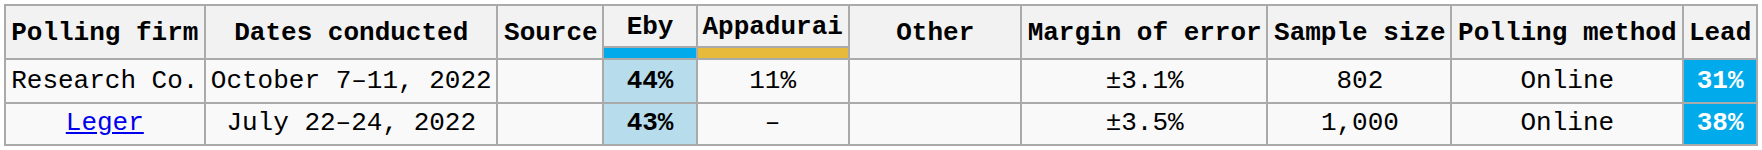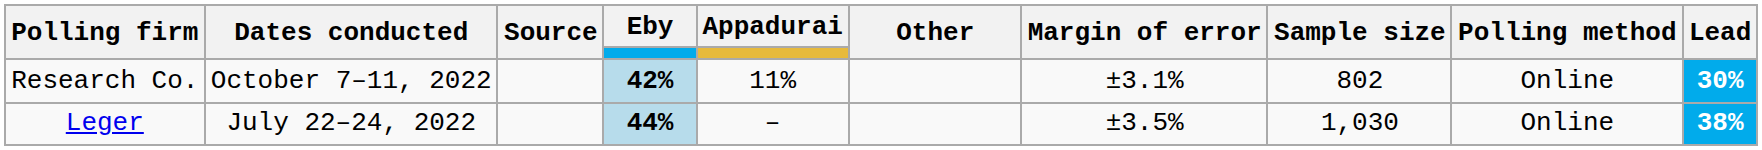(650, 81) 44% -> (650, 81) 42%
(1720, 81) 31% -> (1720, 81) 30%
(650, 123) 43% -> (650, 123) 44%
(1360, 123) 1,000 -> (1360, 123) 1,030
